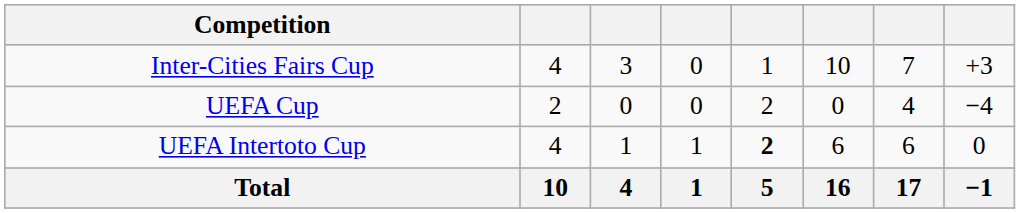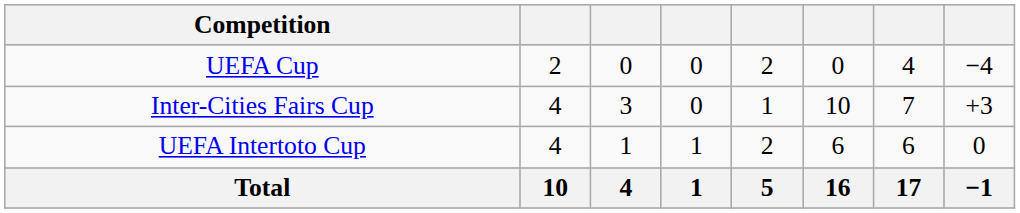rows swapped: (262, 65) <-> (262, 106)
(767, 146) bold -> (767, 146) normal
